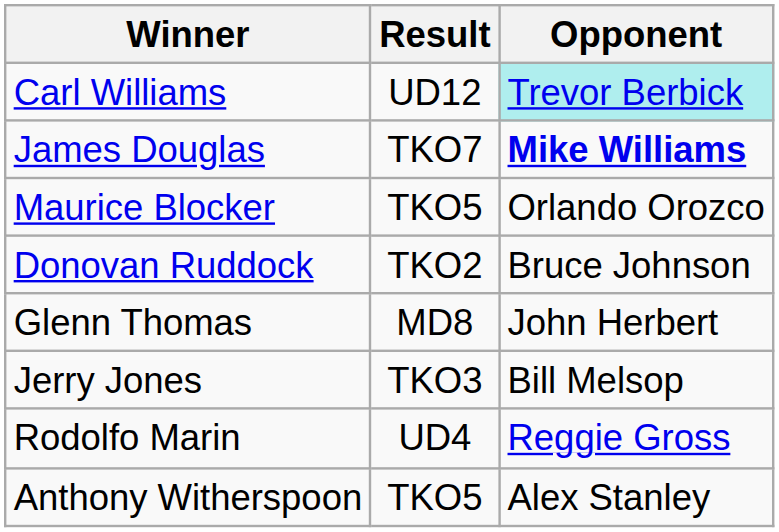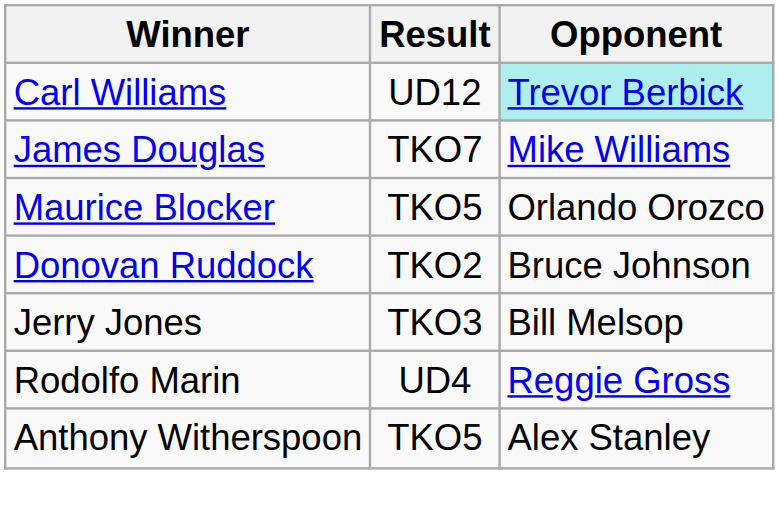(627, 150) bold -> (619, 150) normal
- row: (133, 323)
